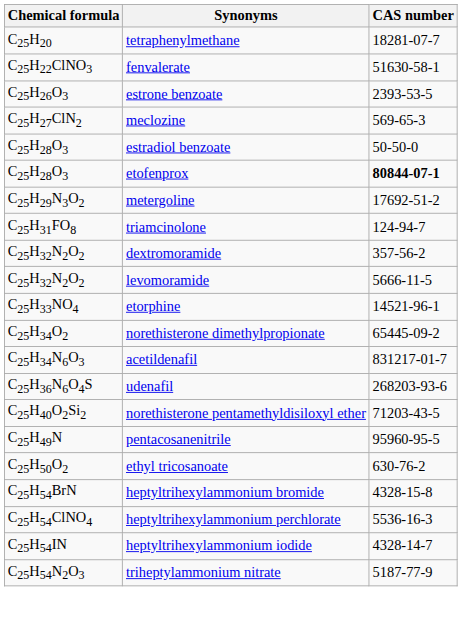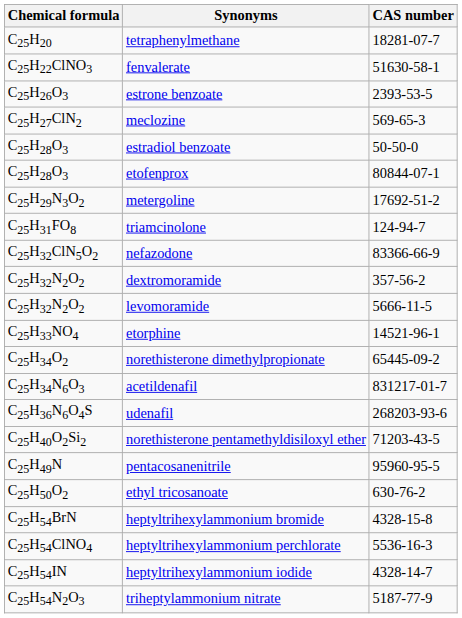(406, 173) bold -> (406, 173) normal
+ row: (159, 253)
